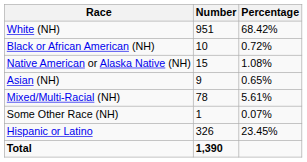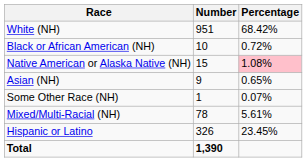(256, 64) no background -> (256, 64) pink background
rows swapped: (63, 115) <-> (63, 98)
